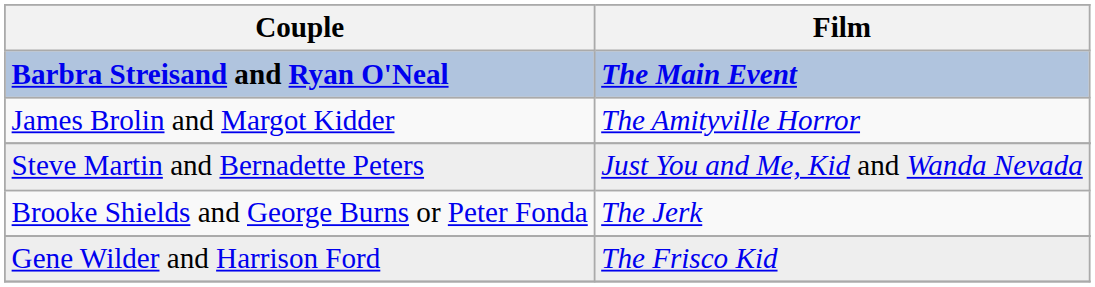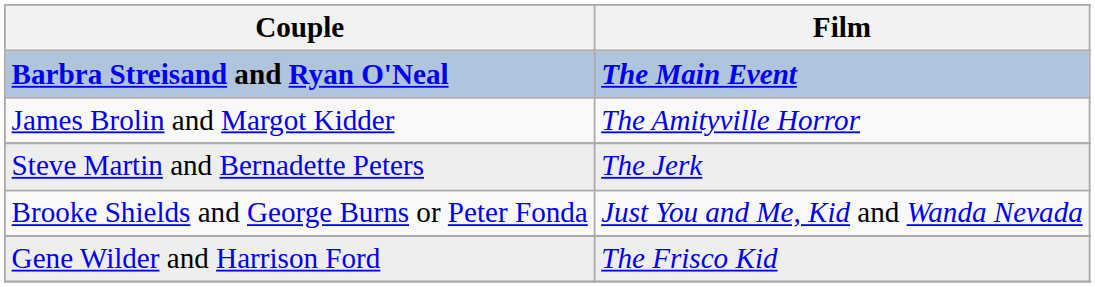(842, 166) Just You and Me, Kid and Wanda Nevada -> (652, 166) The Jerk
(652, 212) The Jerk -> (842, 212) Just You and Me, Kid and Wanda Nevada
